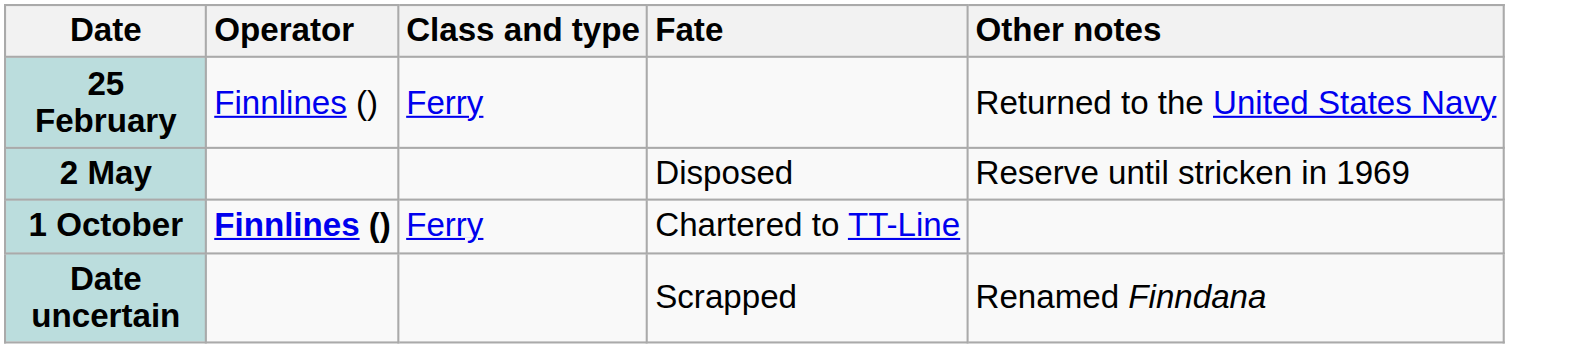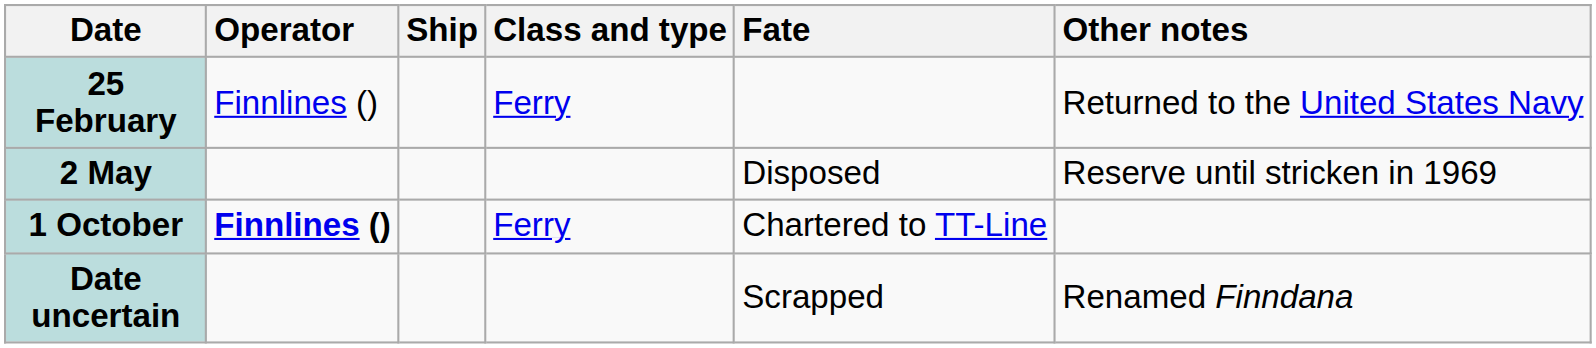+ column: (442, 30)
